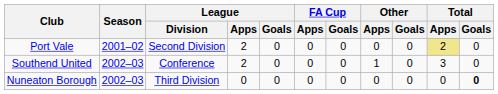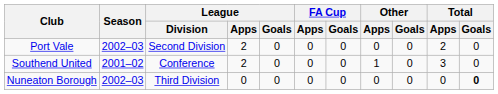(123, 47) 2001–02 -> (123, 47) 2002–03
(443, 47) khaki background -> (443, 47) no background
(123, 64) 2002–03 -> (123, 64) 2001–02
